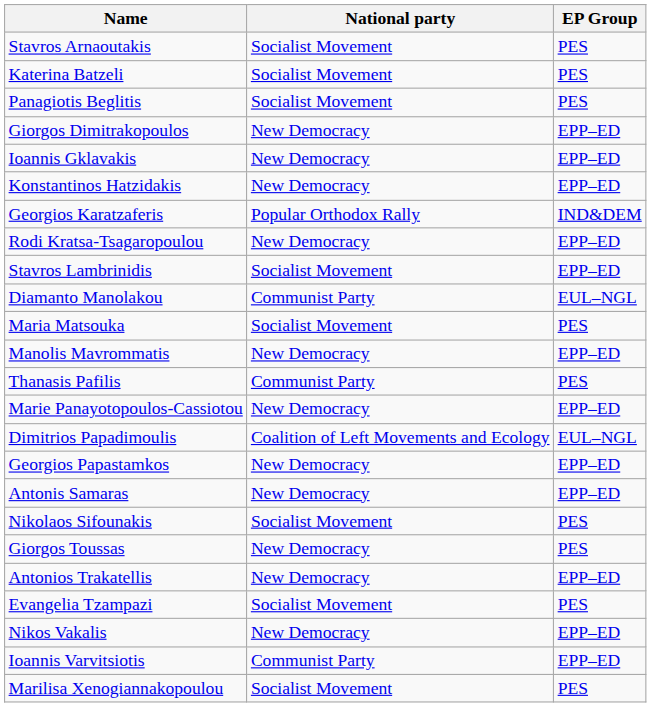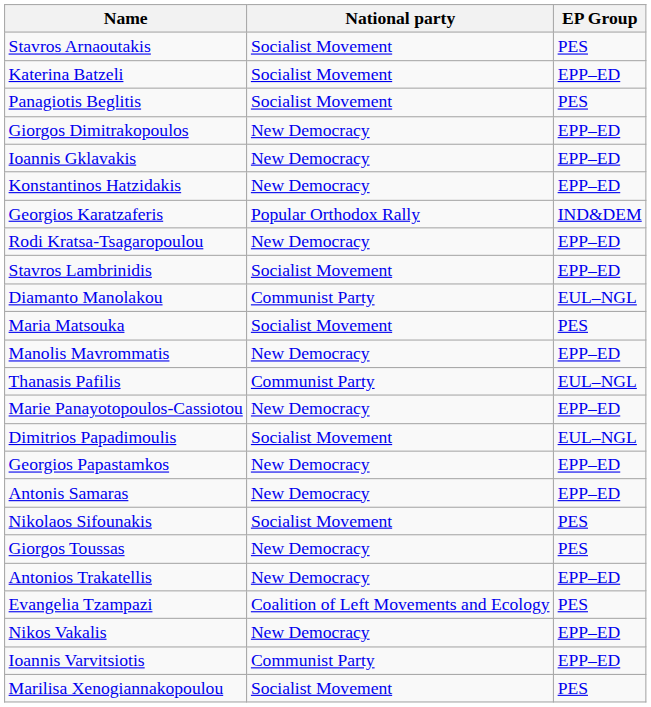(573, 74) PES -> (589, 74) EPP–ED
(573, 381) PES -> (597, 381) EUL–NGL
(400, 437) Coalition of Left Movements and Ecology -> (322, 437) Socialist Movement
(322, 604) Socialist Movement -> (400, 604) Coalition of Left Movements and Ecology
